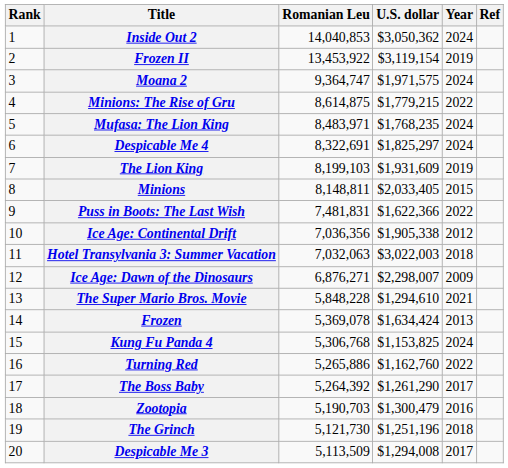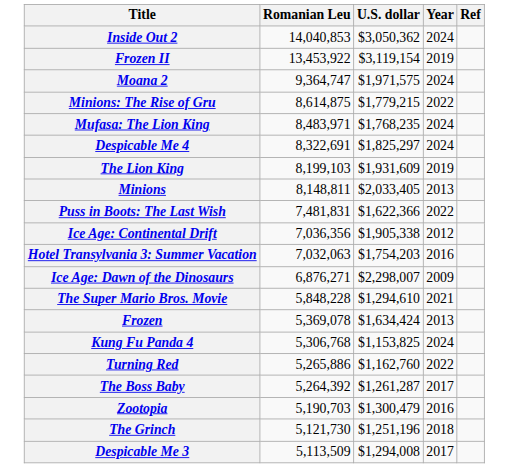- column: (25, 15)
(459, 189) 2015 -> (440, 189) 2013
(408, 255) $3,022,003 -> (389, 255) $1,754,203
(459, 255) 2018 -> (440, 255) 2016
(408, 386) $1,261,290 -> (389, 386) $1,261,287
